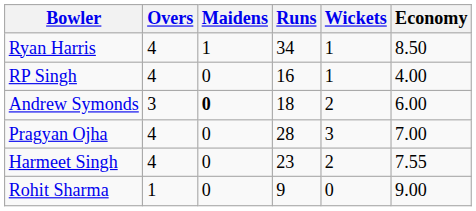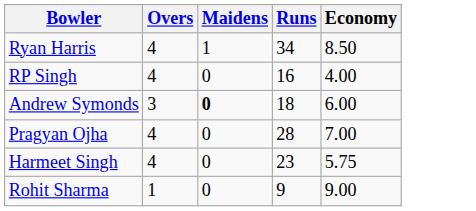- column: (356, 18)
(411, 162) 7.55 -> (341, 162) 5.75
